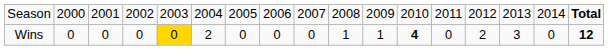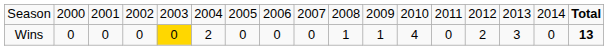(415, 34) bold -> (415, 34) normal
(586, 34) 12 -> (586, 34) 13
